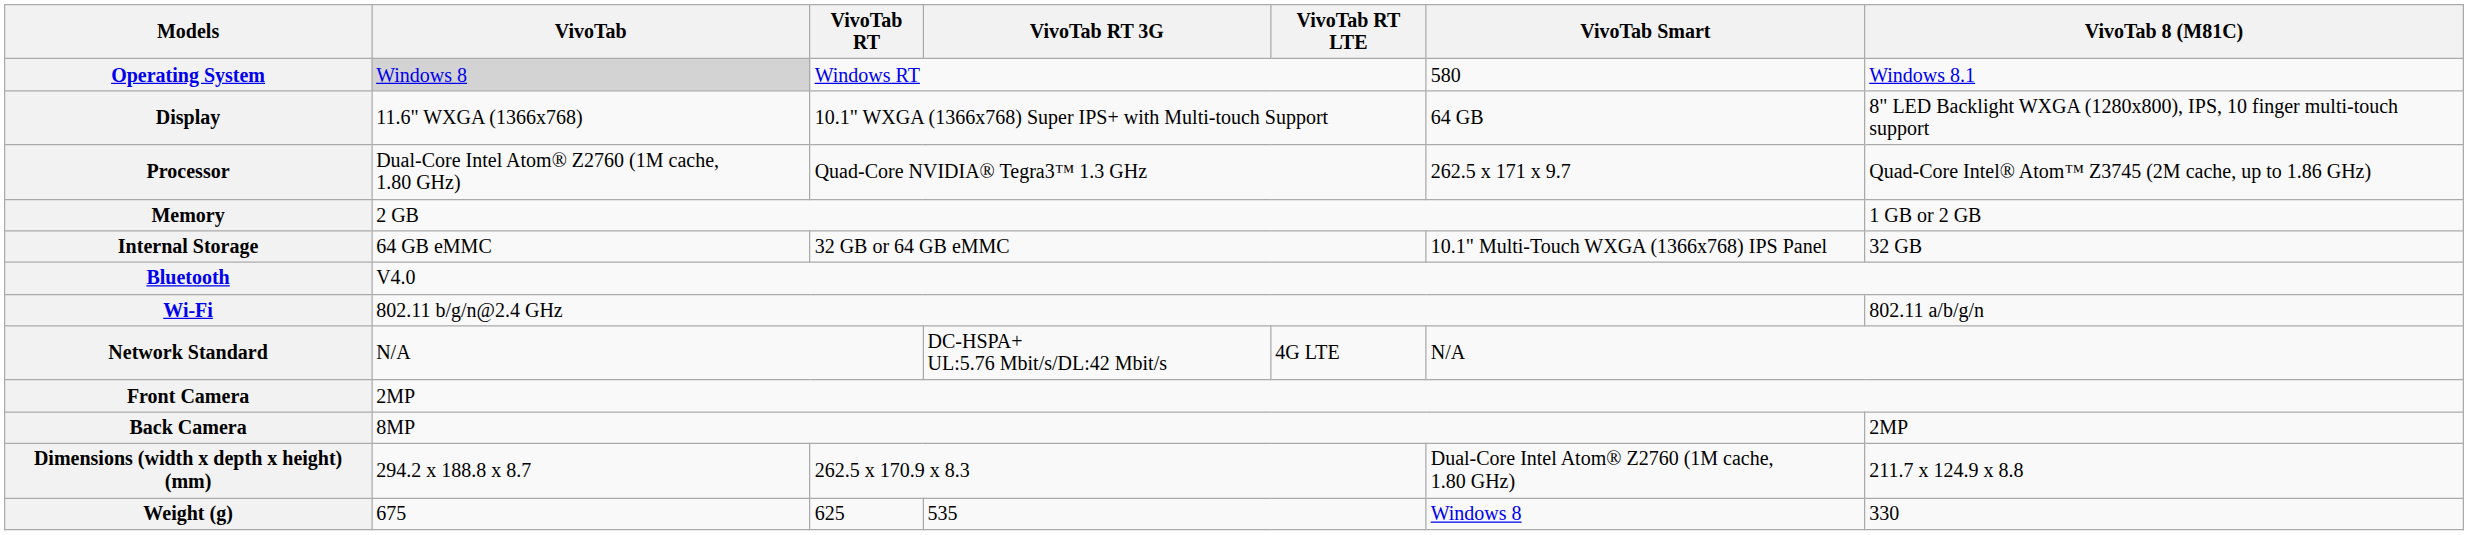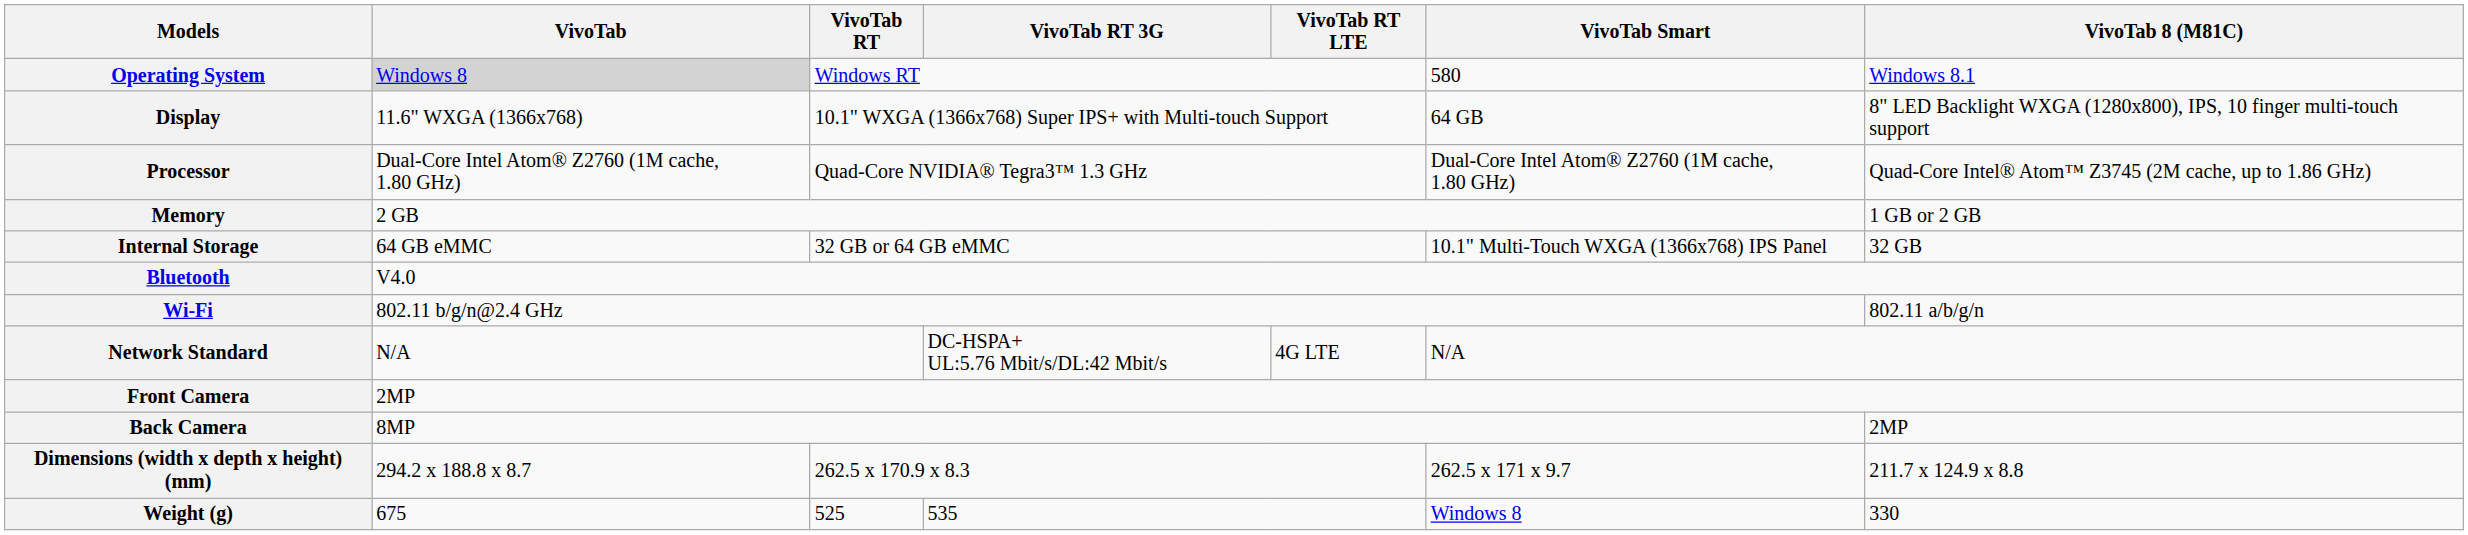(1501, 171) 262.5 x 171 x 9.7 -> (1602, 171) Dual-Core Intel Atom® Z2760 (1M cache, 1.80 GHz)
(1602, 470) Dual-Core Intel Atom® Z2760 (1M cache, 1.80 GHz) -> (1501, 470) 262.5 x 171 x 9.7
(830, 513) 625 -> (830, 513) 525
